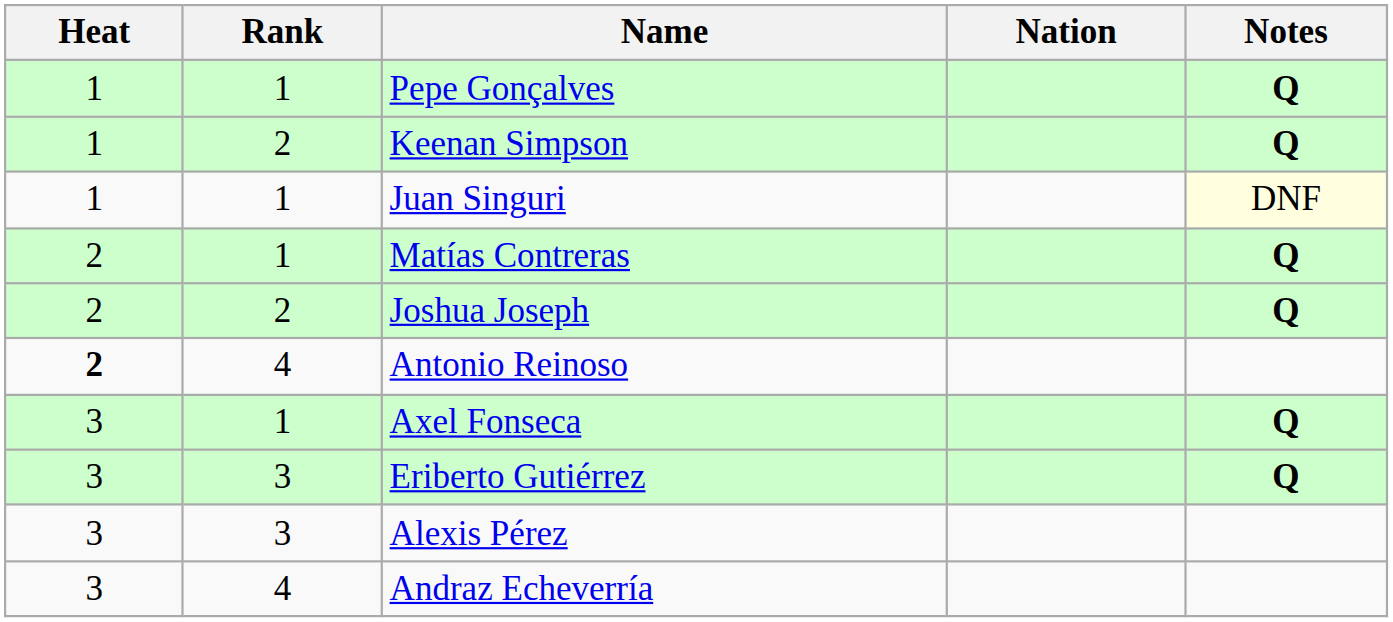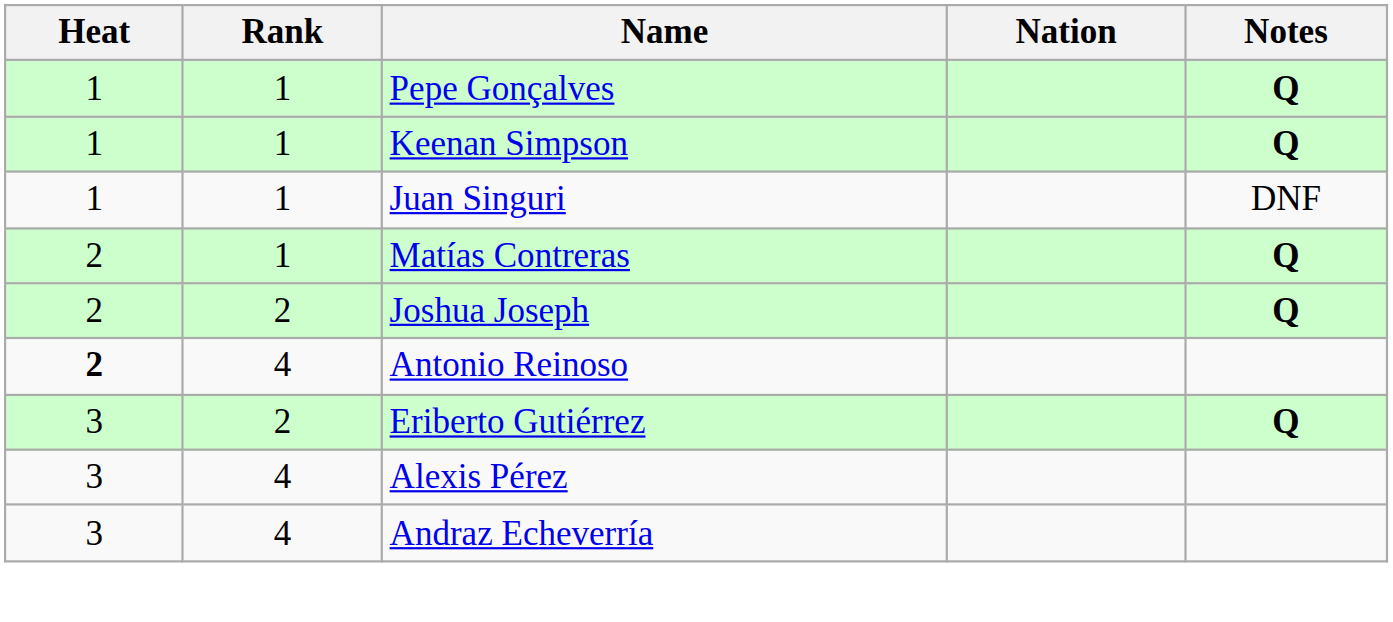(282, 143) 2 -> (282, 143) 1
(1286, 198) lightyellow background -> (1286, 198) no background
- row: (485, 421)
(282, 476) 3 -> (282, 421) 2
(282, 532) 3 -> (282, 476) 4
